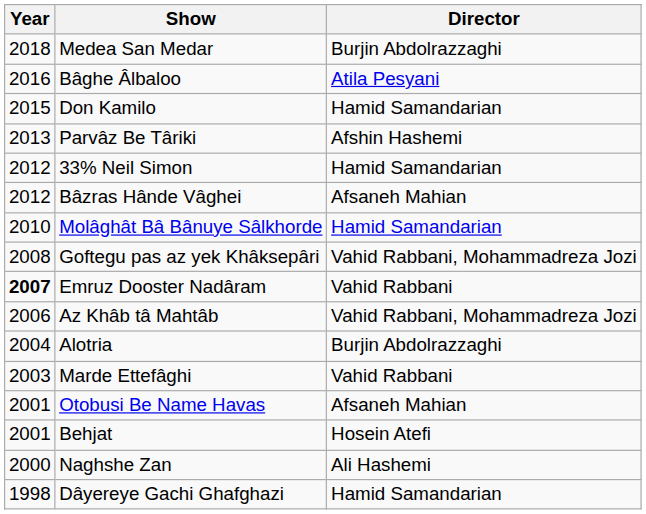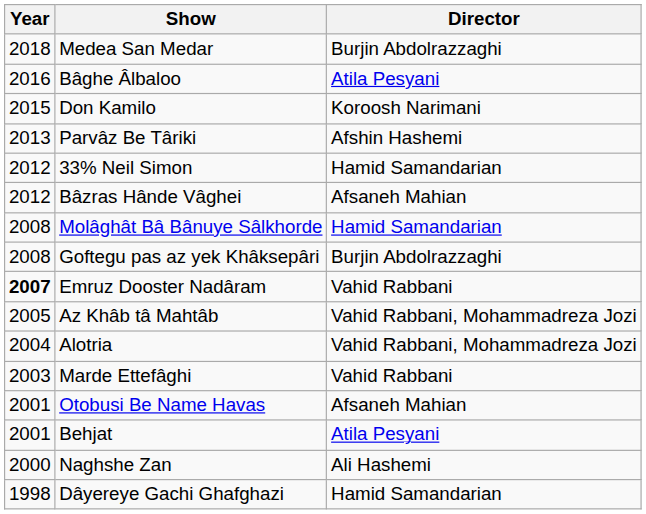(416, 108) Hamid Samandarian -> (406, 108) Koroosh Narimani
(30, 227) 2010 -> (30, 227) 2008
(484, 256) Vahid Rabbani, Mohammadreza Jozi -> (416, 256) Burjin Abdolrazzaghi
(30, 316) 2006 -> (30, 316) 2005
(416, 345) Burjin Abdolrazzaghi -> (484, 345) Vahid Rabbani, Mohammadreza Jozi
(381, 434) Hosein Atefi -> (385, 434) Atila Pesyani
